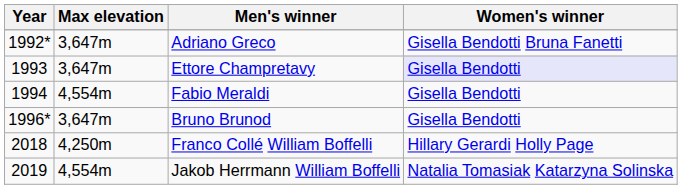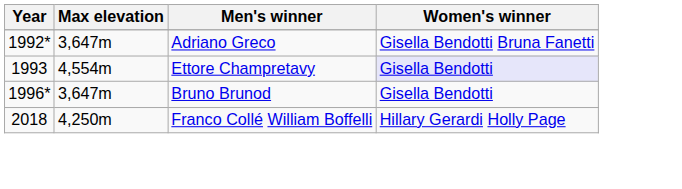(85, 68) 3,647m -> (85, 68) 4,554m
- row: (220, 94)
- row: (286, 171)
